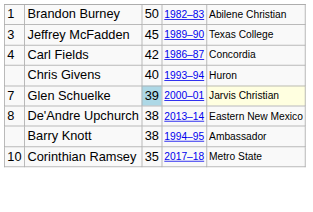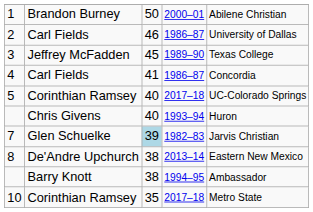(184, 15) 1982–83 -> (184, 15) 2000–01
+ row: (11, 34)
(152, 55) 42 -> (152, 75) 41
+ row: (11, 95)
(184, 96) 2000–01 -> (184, 136) 1982–83
(244, 96) lightyellow background -> (244, 136) no background
